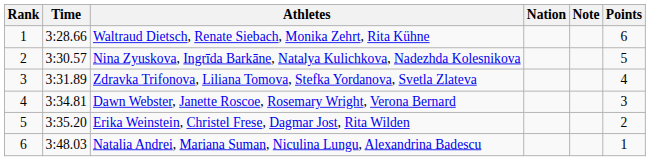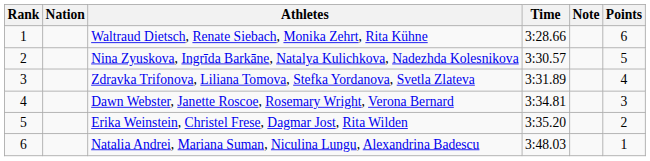columns swapped: (546, 15) <-> (66, 15)
